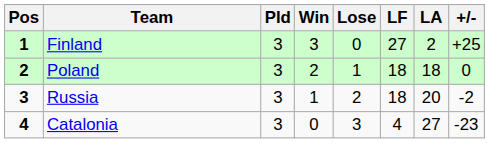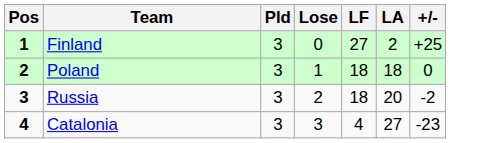- column: (314, 17)
